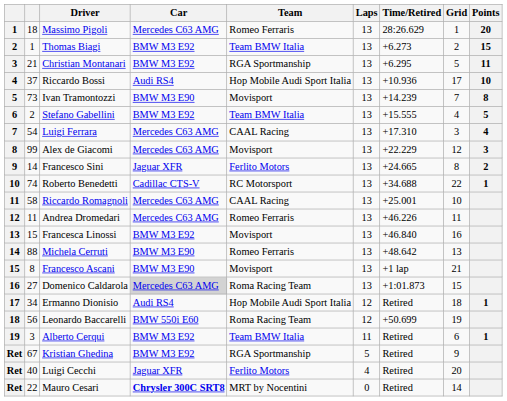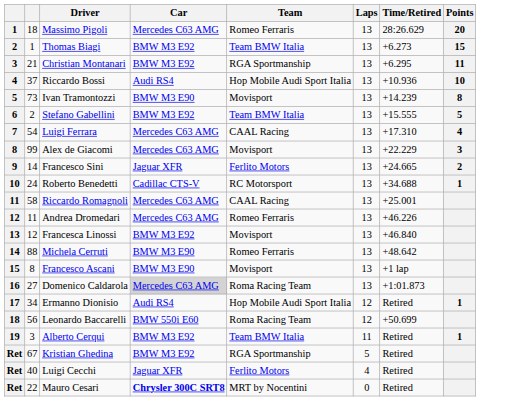- column: (457, 13)
(32, 183) 74 -> (32, 183) 24
(32, 234) 15 -> (32, 234) 12
